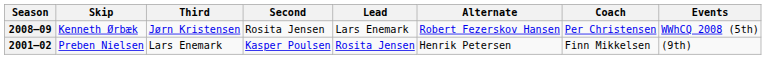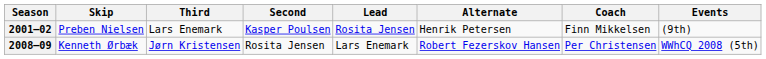rows swapped: (30, 46) <-> (30, 29)
